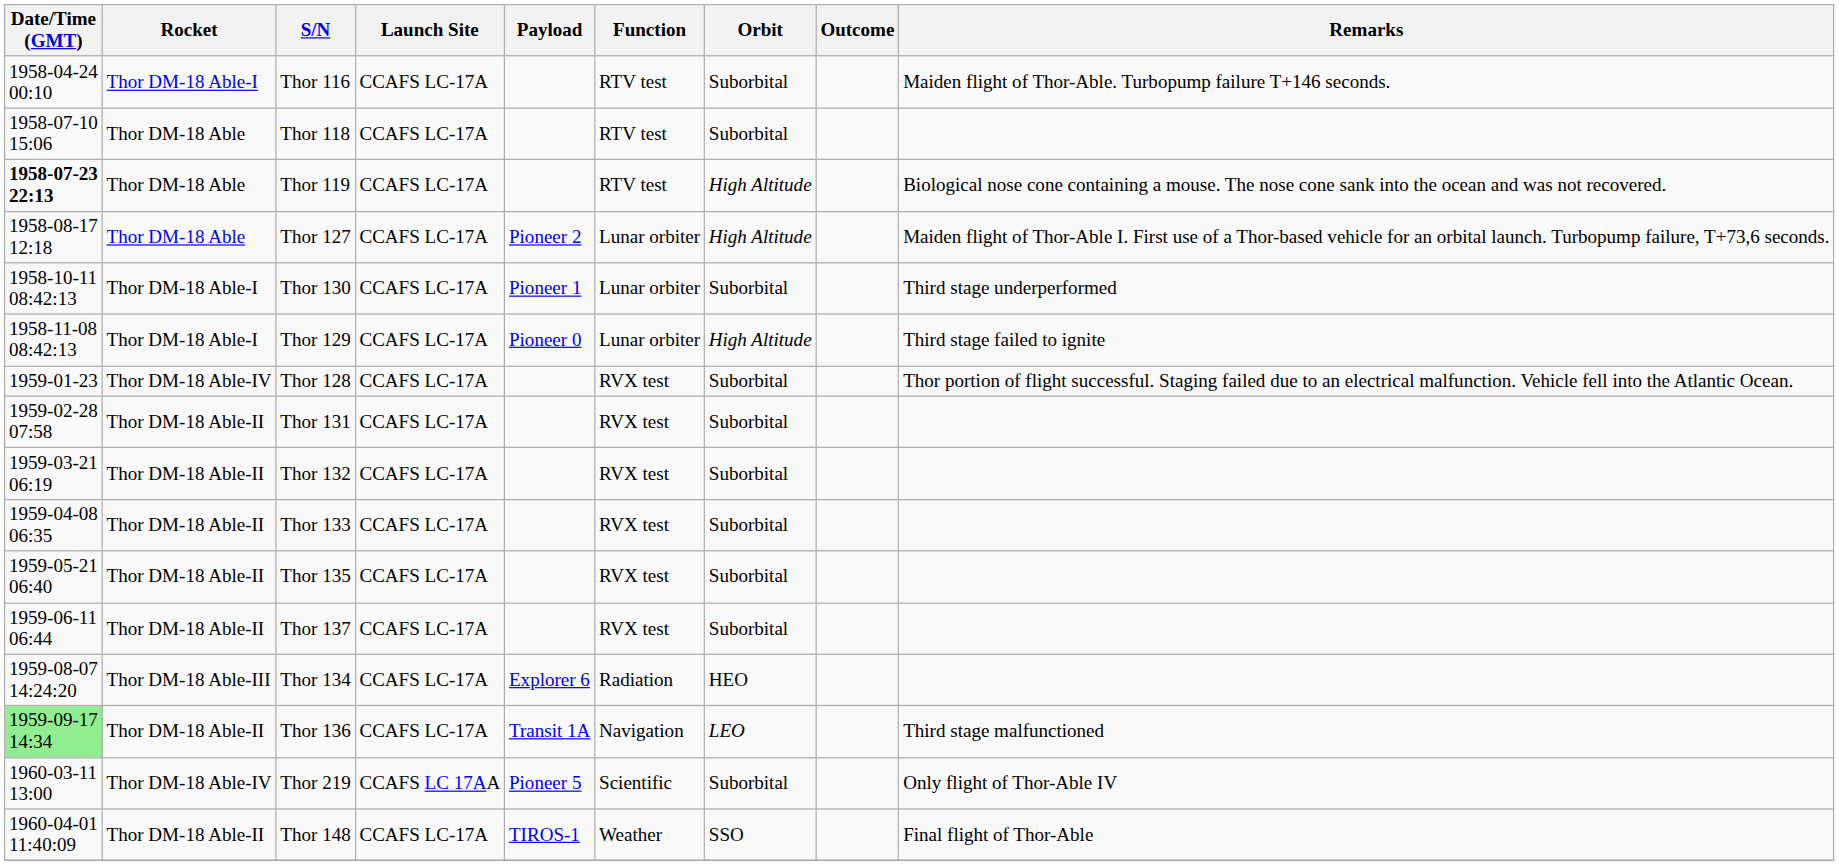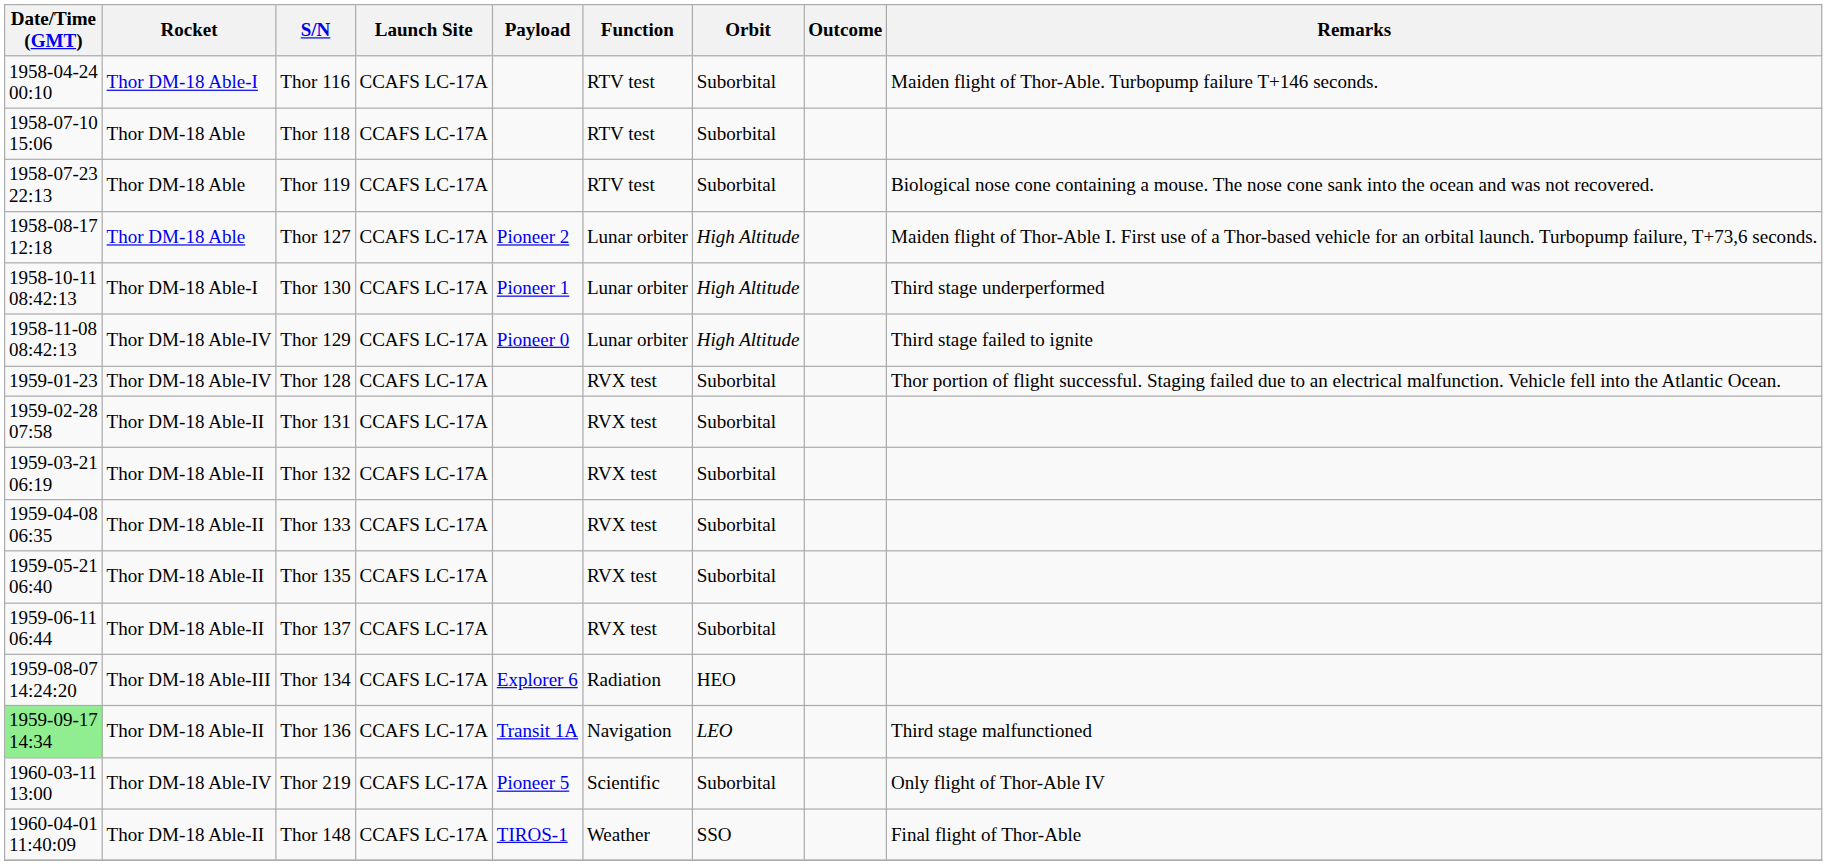(53, 185) bold -> (53, 185) normal
(760, 185) High Altitude -> (736, 185) Suborbital
(748, 288) Suborbital -> (748, 288) High Altitude
(182, 340) Thor DM-18 Able-I -> (189, 340) Thor DM-18 Able-IV
(430, 783) CCAFS LC 17AA -> (424, 783) CCAFS LC-17A
